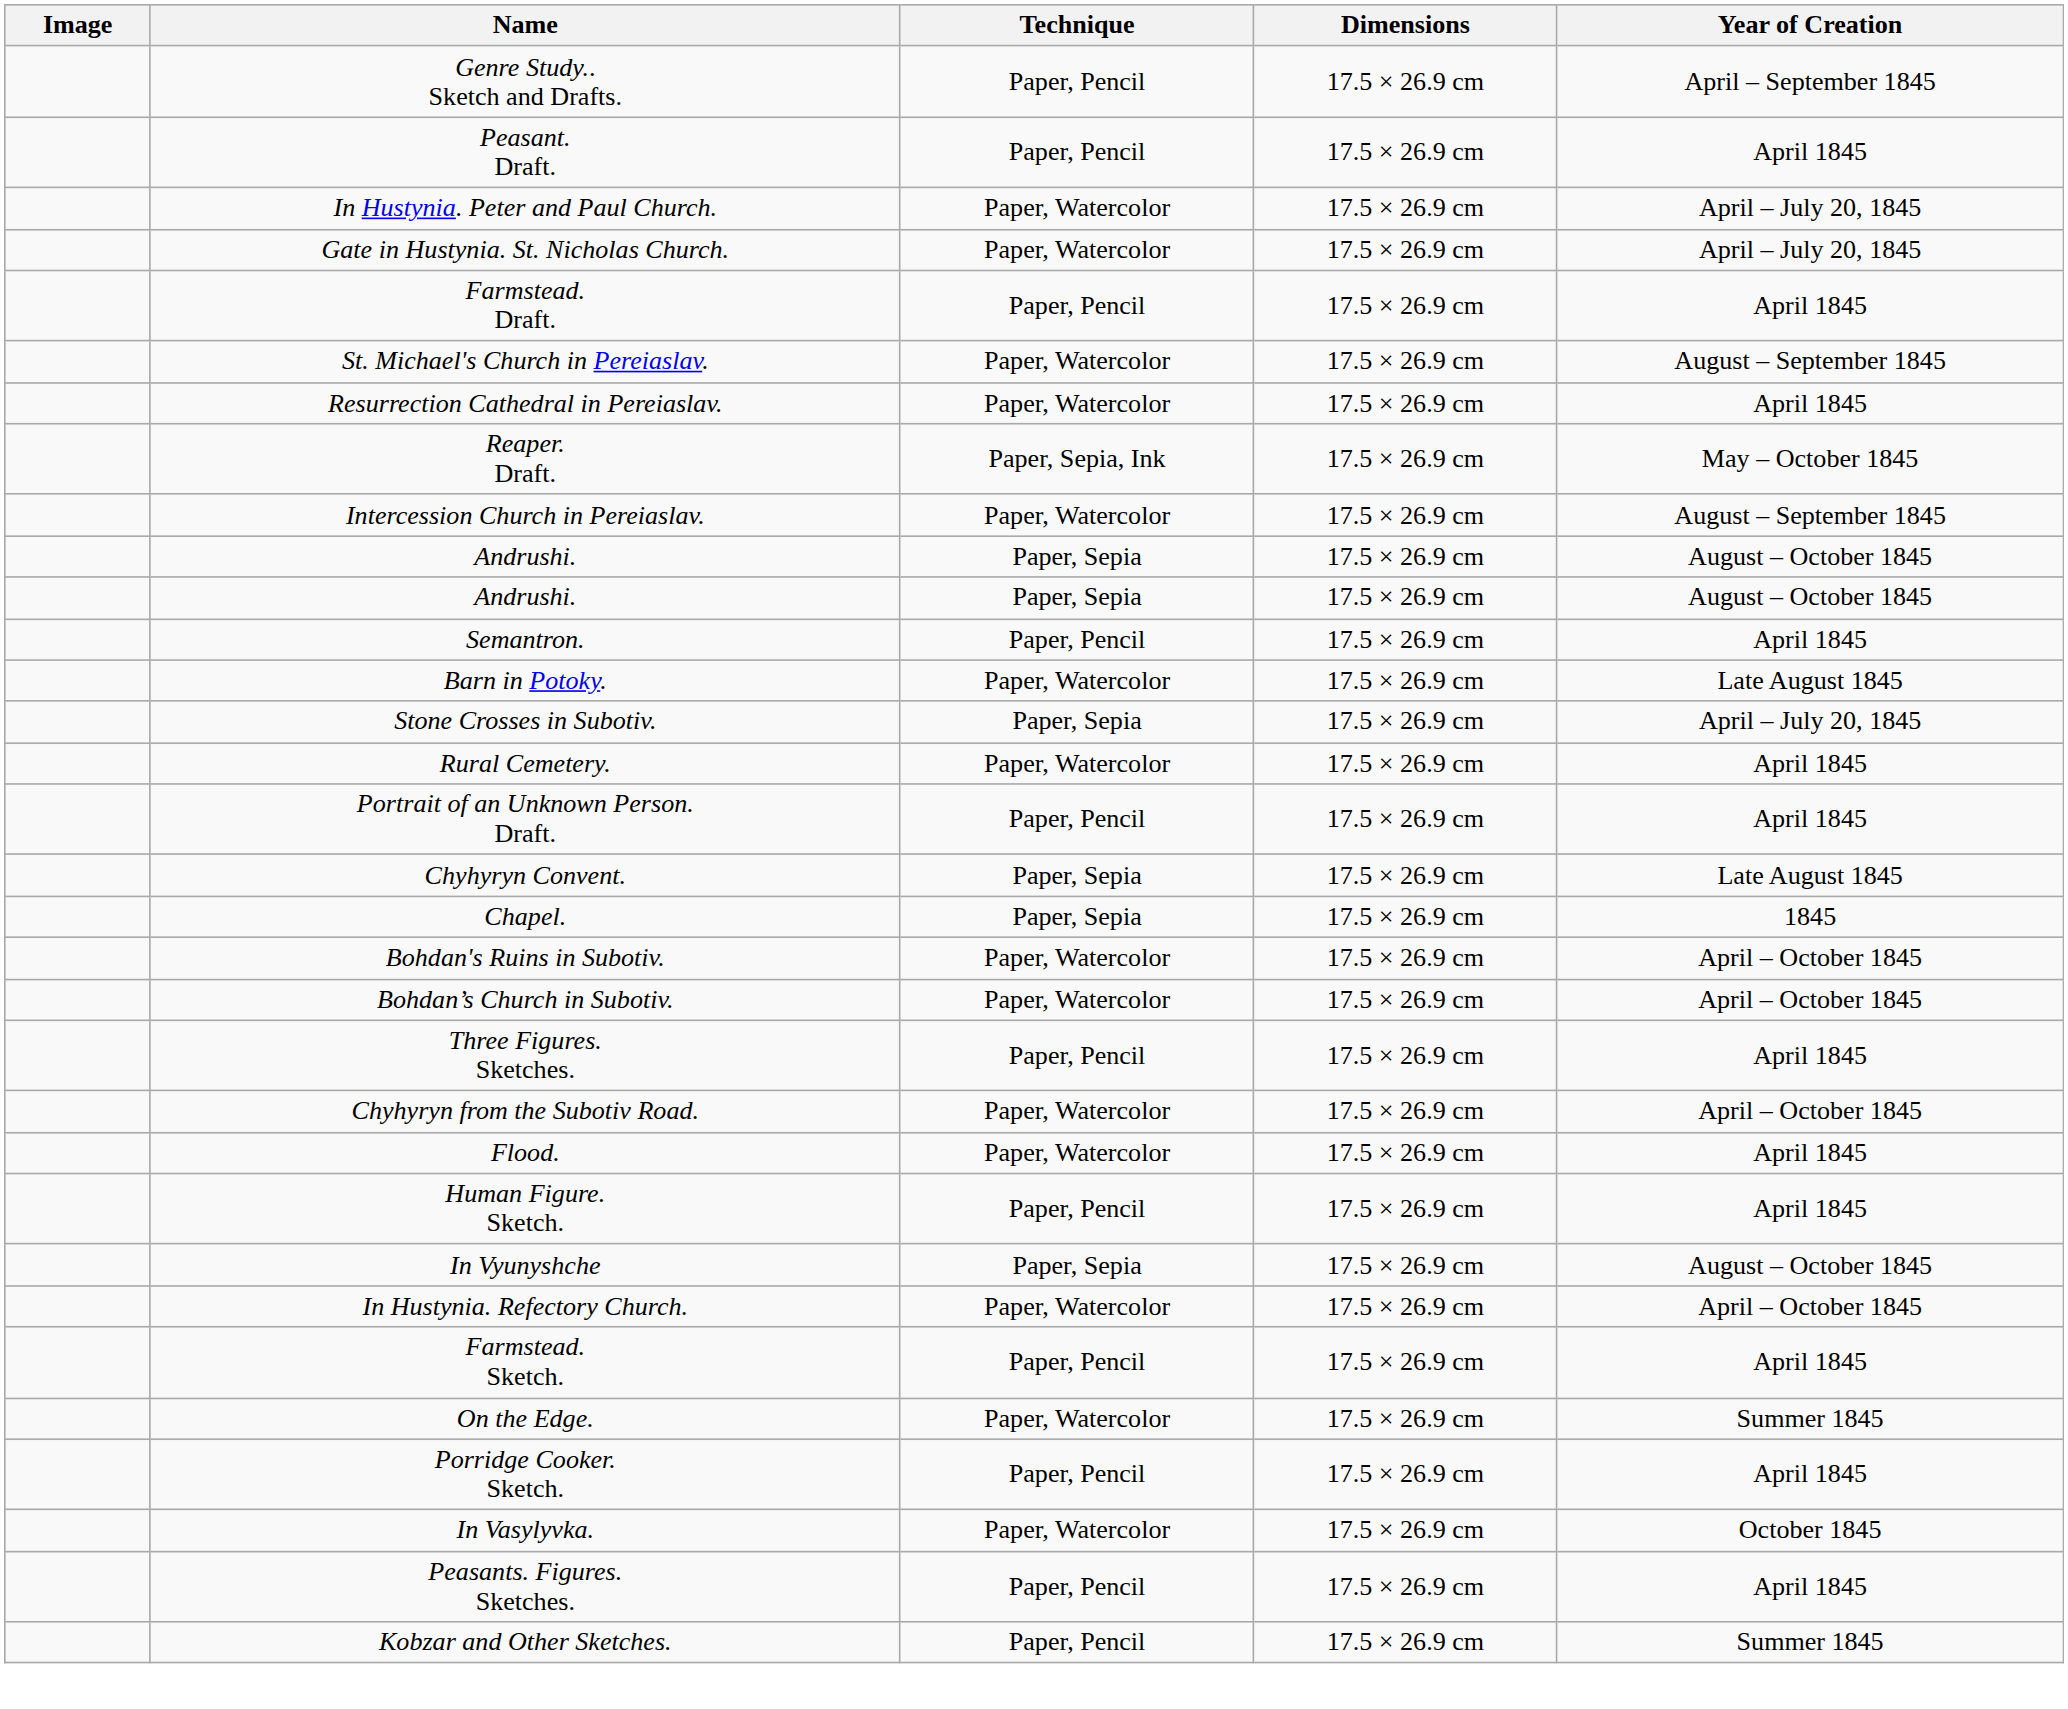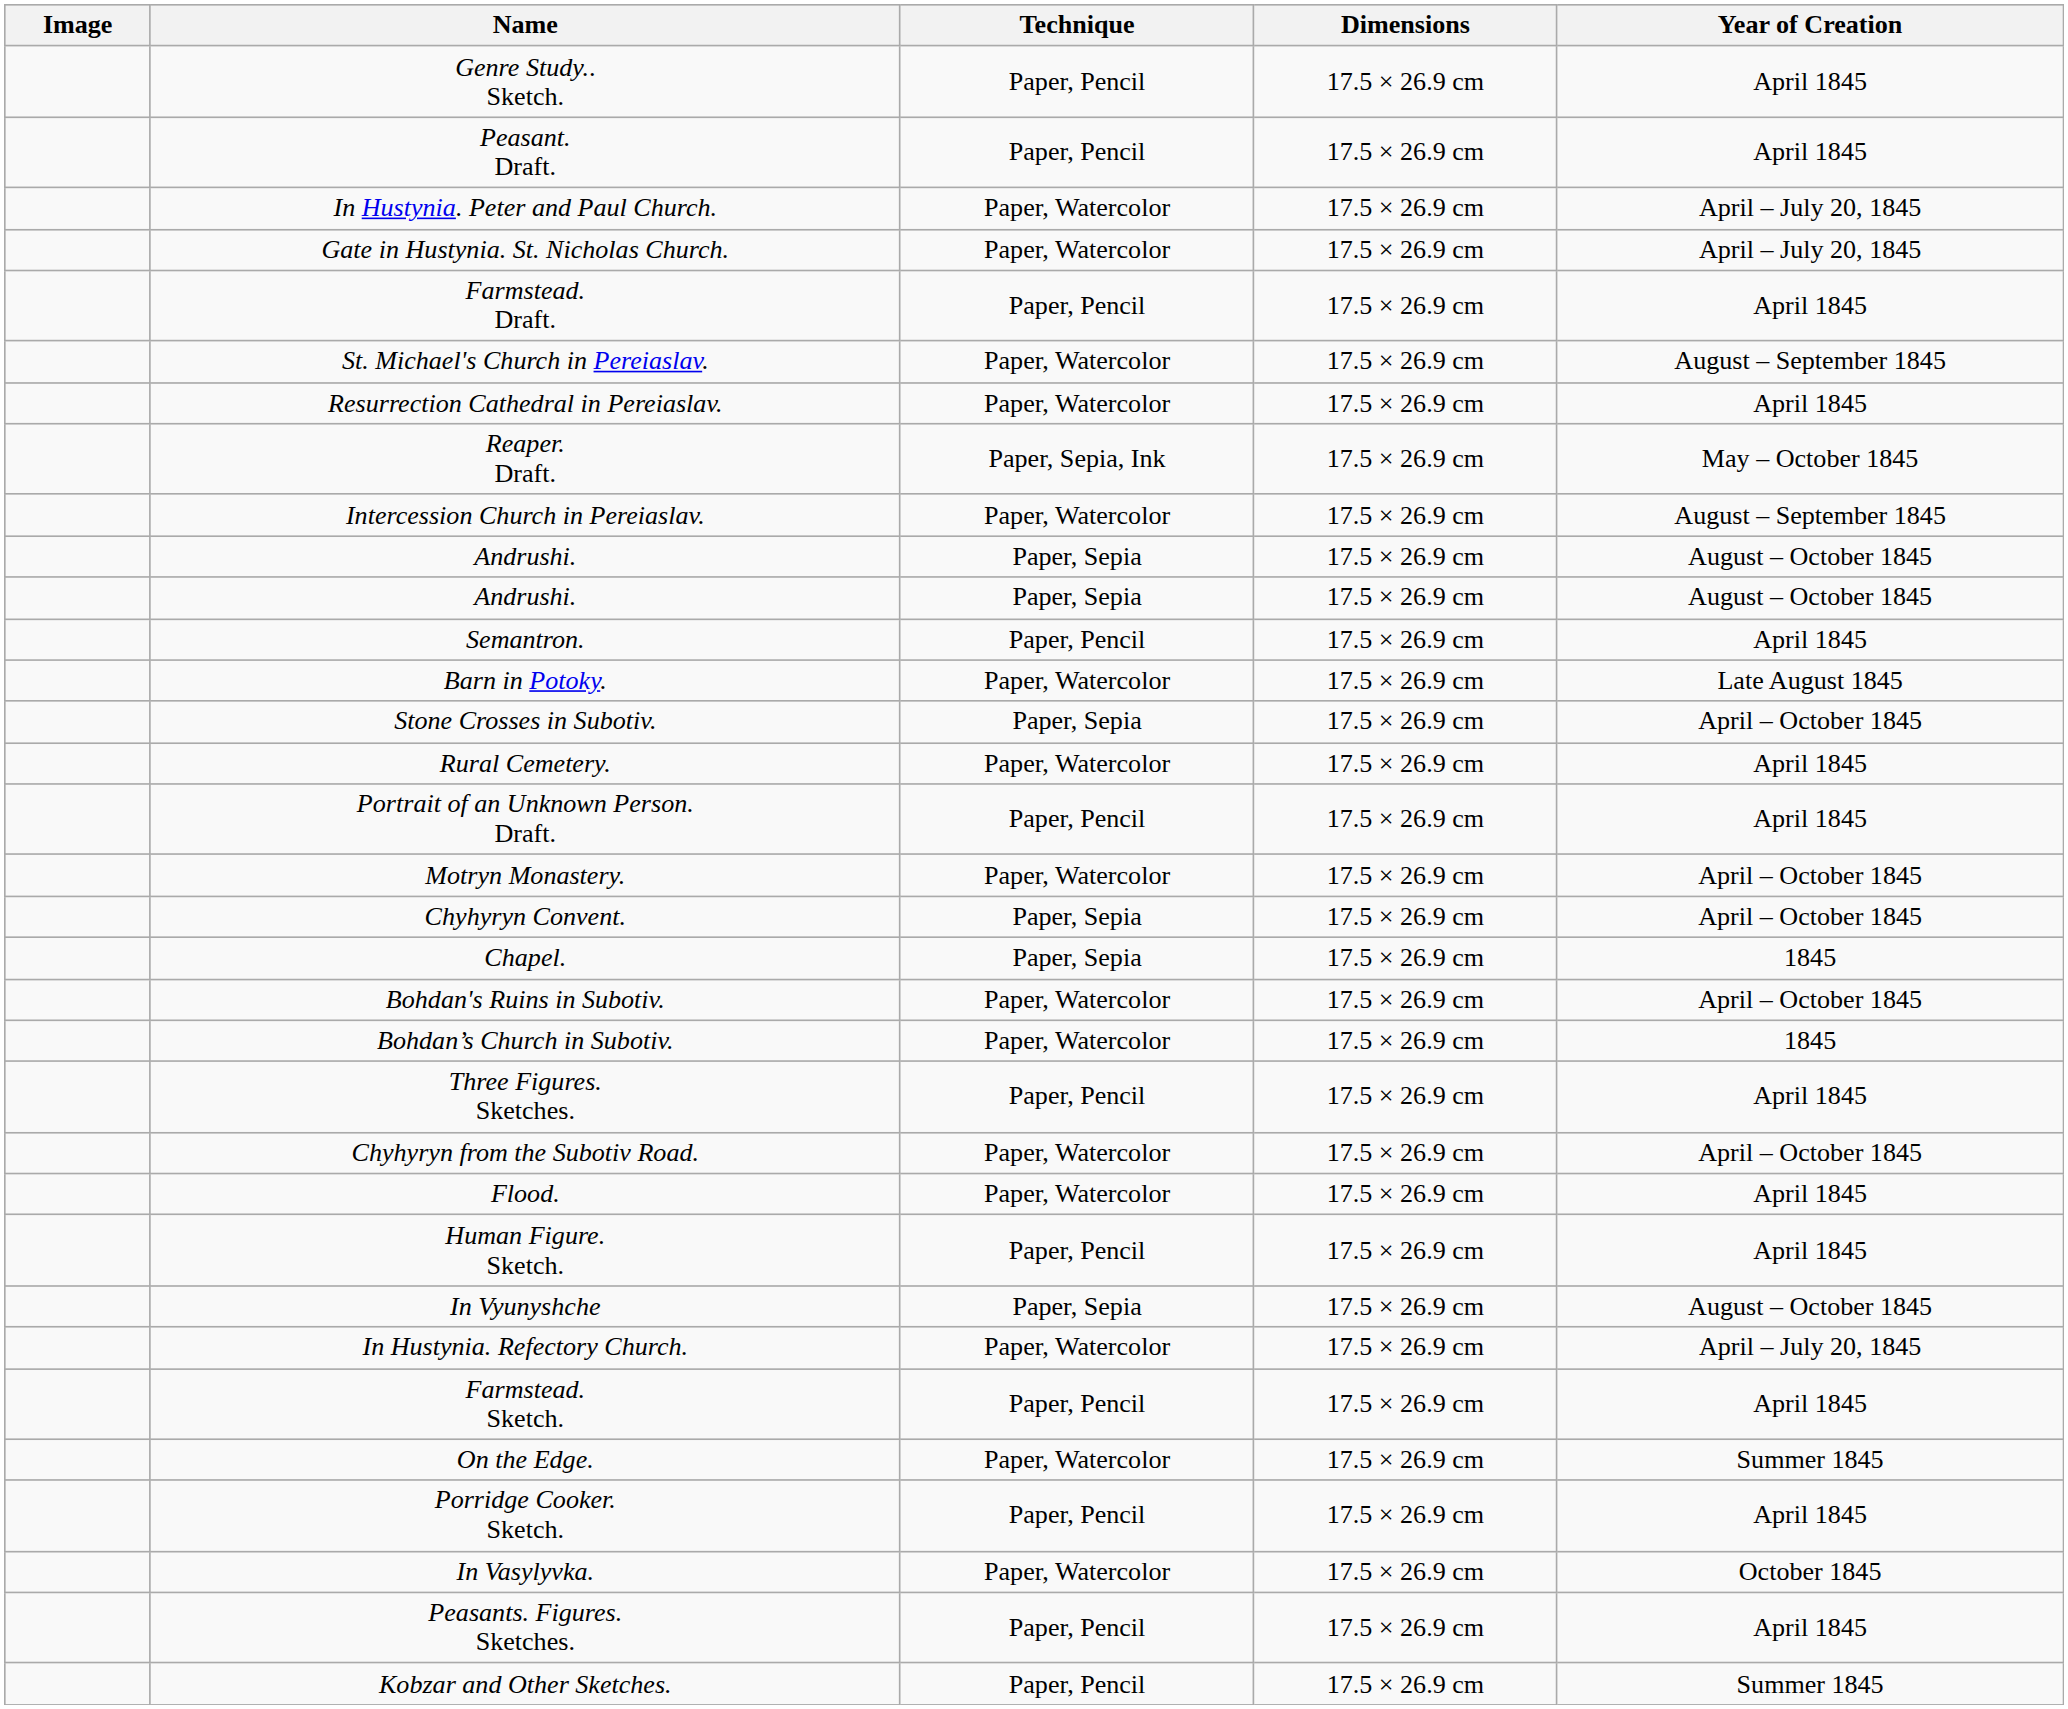+ row: (525, 81)
- row: (525, 81)
(1810, 721) April – July 20, 1845 -> (1810, 721) April – October 1845
+ row: (525, 875)
(1810, 875) Late August 1845 -> (1810, 916) April – October 1845
(1810, 999) April – October 1845 -> (1810, 1040) 1845
(1810, 1305) April – October 1845 -> (1810, 1347) April – July 20, 1845
